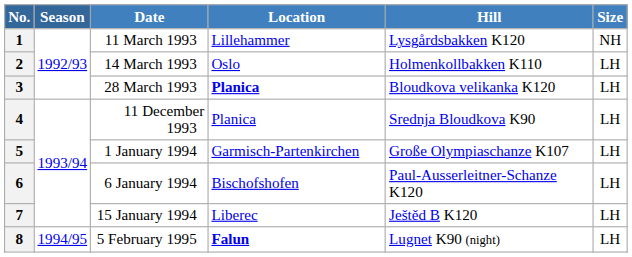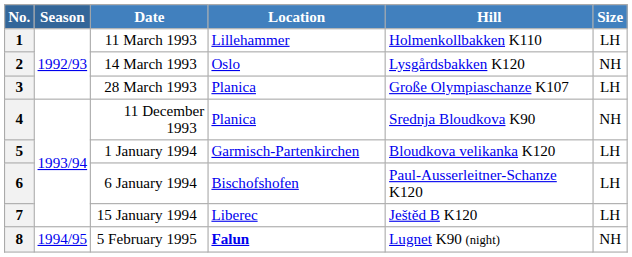(457, 40) Lysgårdsbakken K120 -> (465, 40) Holmenkollbakken K110
(610, 40) NH -> (610, 40) LH
(465, 63) Holmenkollbakken K110 -> (457, 63) Lysgårdsbakken K120
(610, 63) LH -> (610, 63) NH
(235, 87) bold -> (234, 87) normal
(472, 87) Bloudkova velikanka K120 -> (479, 87) Große Olympiaschanze K107
(610, 119) LH -> (610, 119) NH
(479, 151) Große Olympiaschanze K107 -> (472, 151) Bloudkova velikanka K120
(610, 239) LH -> (610, 239) NH
